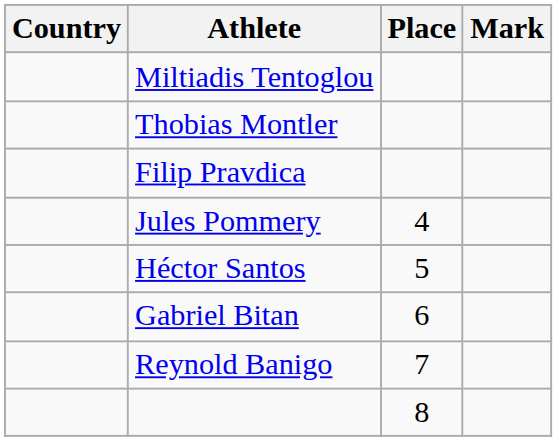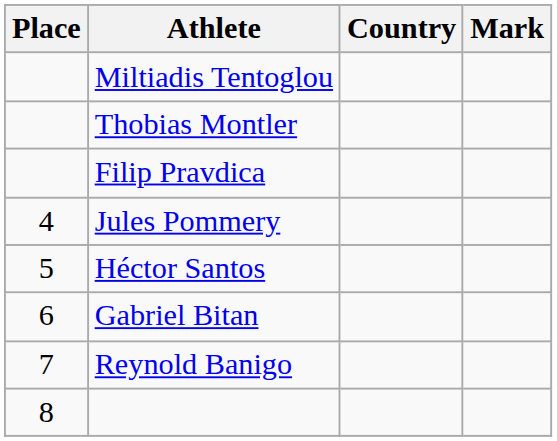columns swapped: (422, 28) <-> (67, 28)
